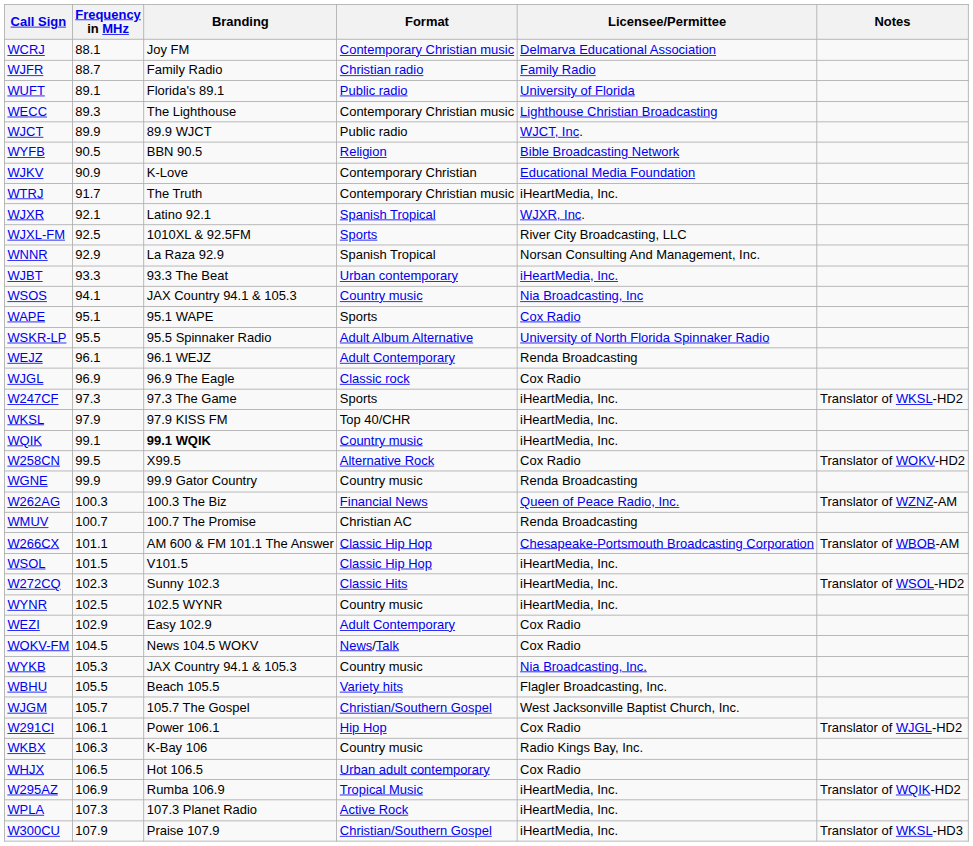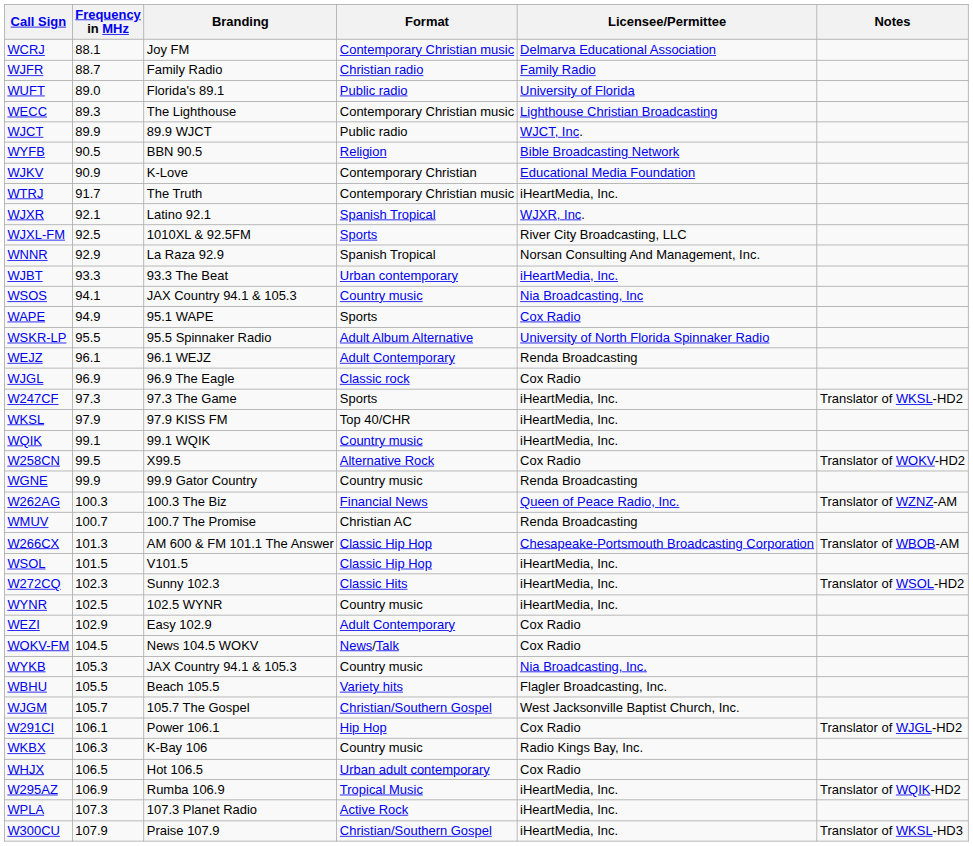(88, 91) 89.1 -> (88, 91) 89.0
(88, 317) 95.1 -> (88, 317) 94.9
(179, 440) bold -> (178, 440) normal
(91, 543) 101.1 -> (91, 543) 101.3
